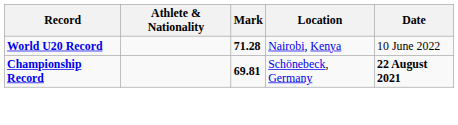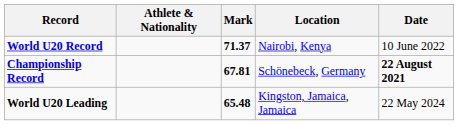(247, 45) 71.28 -> (237, 45) 71.37
(247, 71) 69.81 -> (237, 71) 67.81
+ row: (57, 103)
